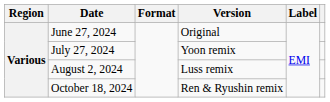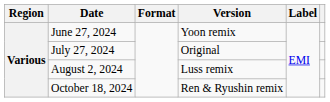(200, 32) Original -> (208, 32) Yoon remix
(208, 50) Yoon remix -> (200, 50) Original
